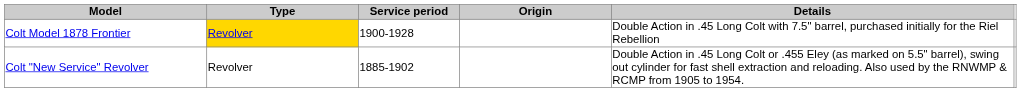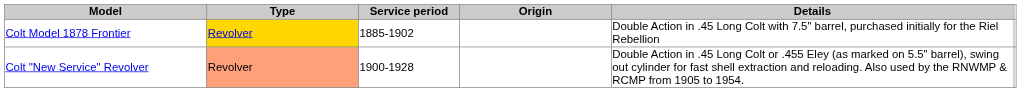(387, 33) 1900-1928 -> (387, 33) 1885-1902
(230, 67) no background -> (230, 67) lightsalmon background
(387, 67) 1885-1902 -> (387, 67) 1900-1928
